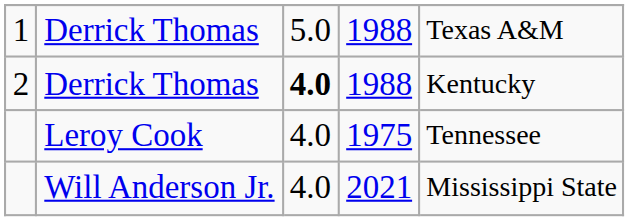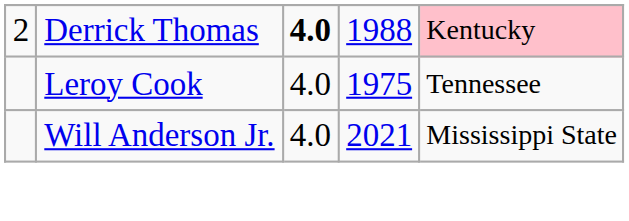- row: (21, 30)
(481, 82) no background -> (481, 30) pink background
